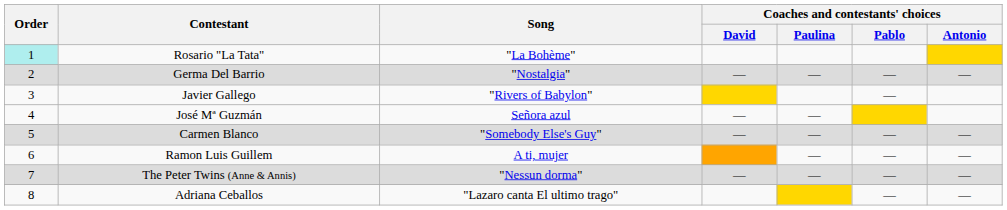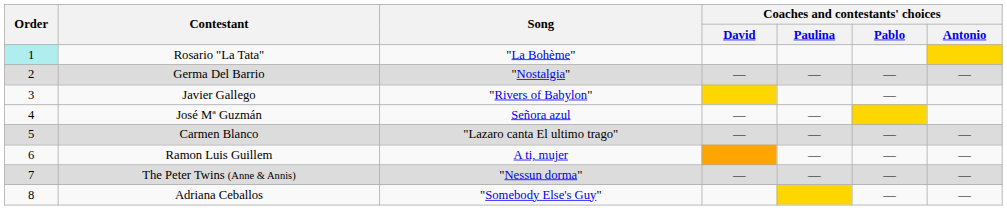(541, 134) "Somebody Else's Guy" -> (541, 134) "Lazaro canta El ultimo trago"
(541, 194) "Lazaro canta El ultimo trago" -> (541, 194) "Somebody Else's Guy"
